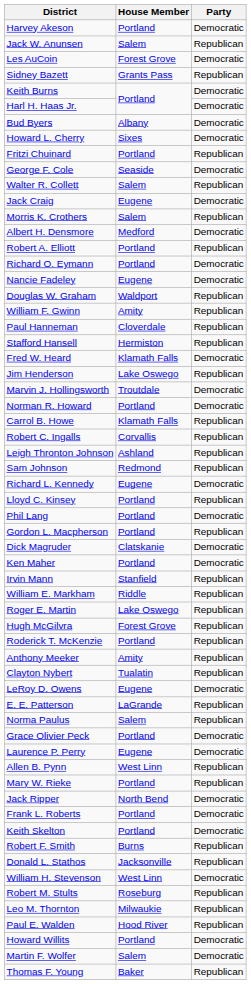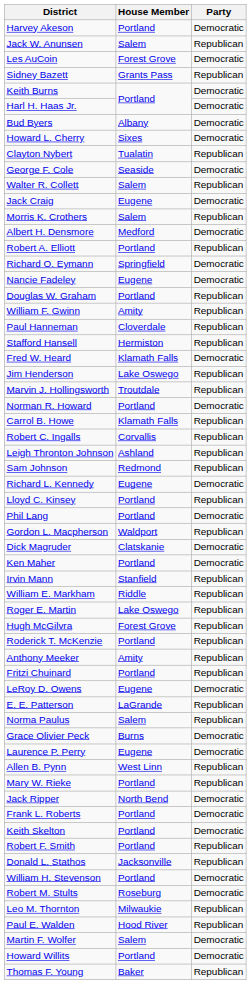rows swapped: (39, 153) <-> (39, 673)
(136, 264) Portland -> (141, 264) Springfield
(138, 295) Waldport -> (136, 295) Portland
(219, 389) Democratic -> (218, 389) Republican
(136, 531) Portland -> (138, 531) Waldport
(136, 736) Portland -> (131, 736) Burns
(131, 846) Burns -> (136, 846) Portland
(140, 877) West Linn -> (136, 877) Portland
(218, 893) Republican -> (219, 893) Democratic
rows swapped: (38, 940) <-> (41, 956)
